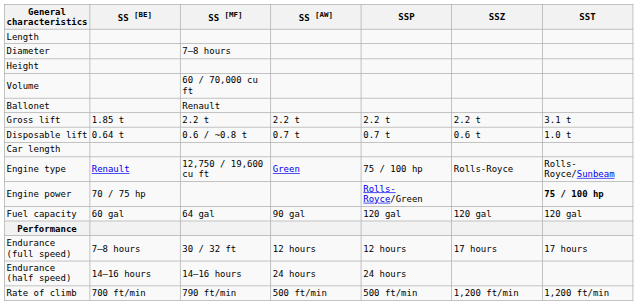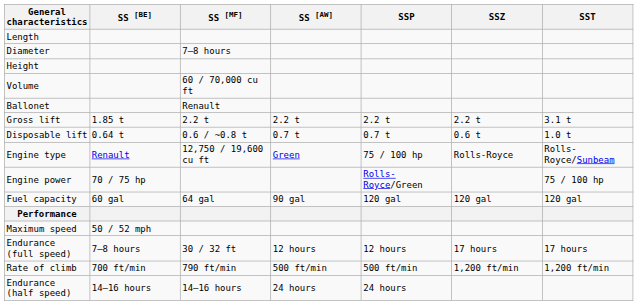- row: (33, 149)
(574, 194) bold -> (574, 179) normal
+ row: (42, 228)
rows swapped: (39, 273) <-> (42, 293)
